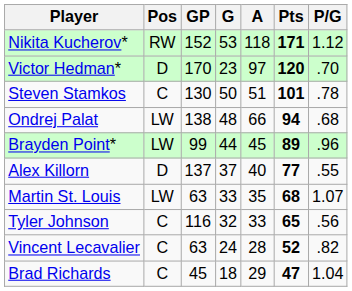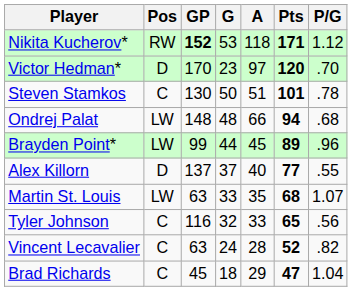(198, 42) normal -> (198, 42) bold
(198, 119) 138 -> (198, 119) 148
